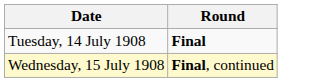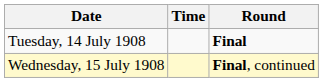+ column: (188, 16)
